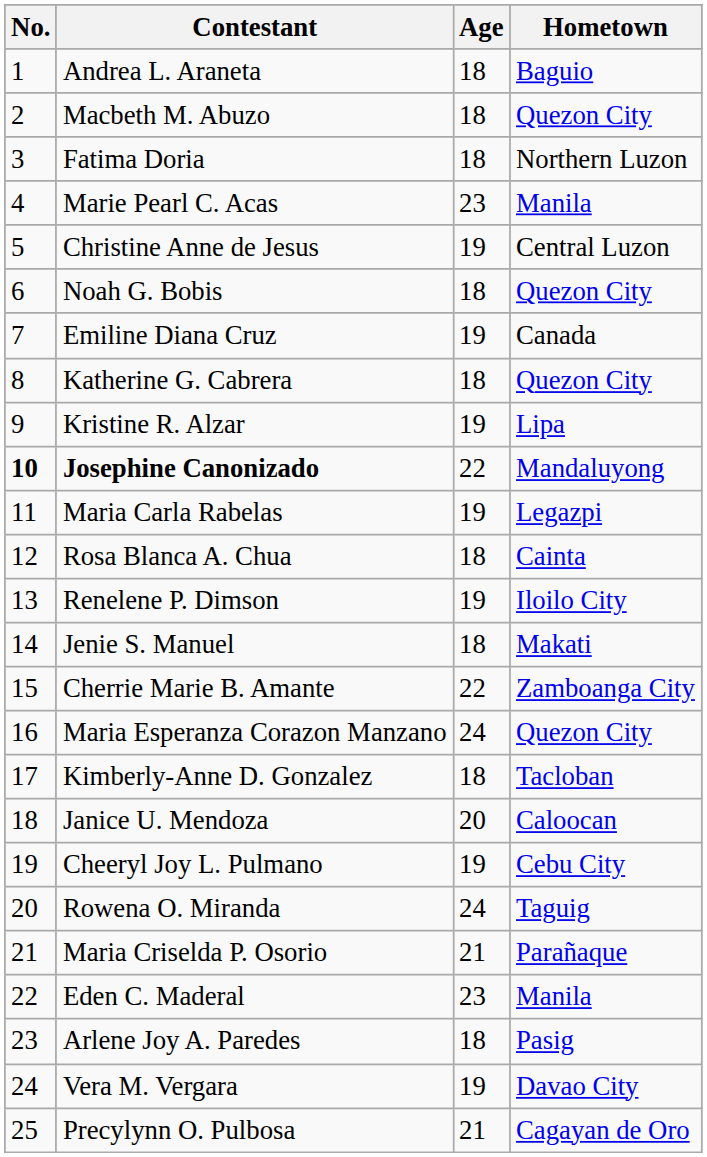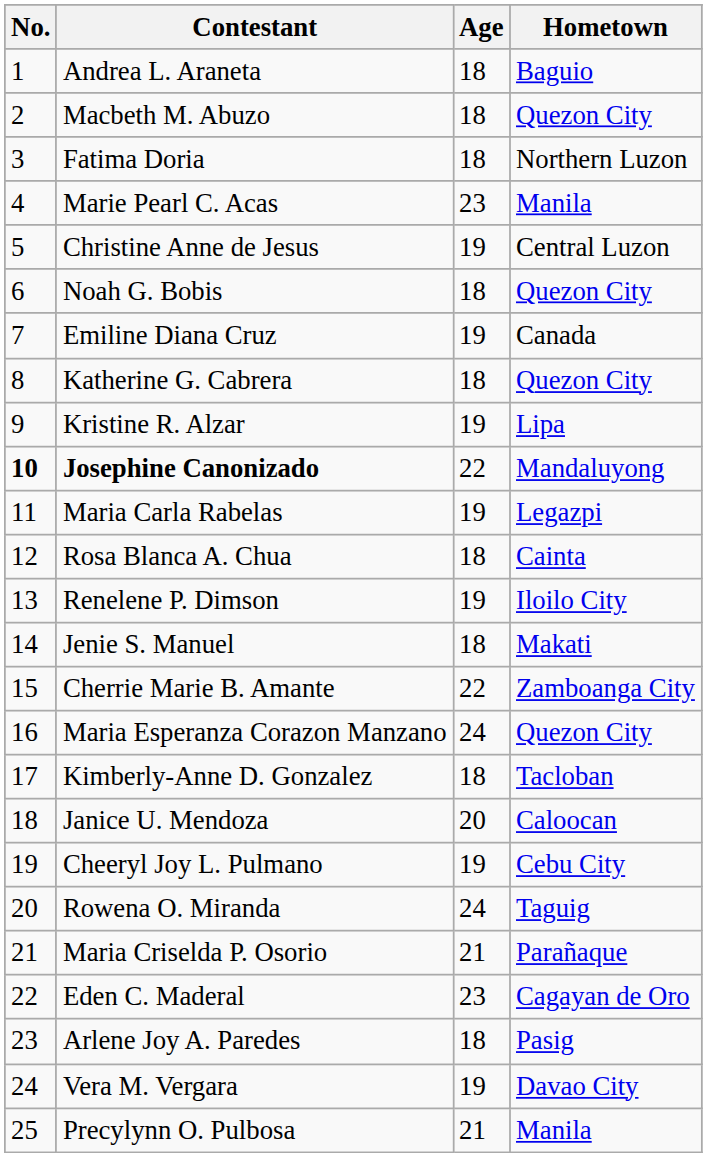(554, 997) Manila -> (603, 997) Cagayan de Oro
(603, 1129) Cagayan de Oro -> (554, 1129) Manila
